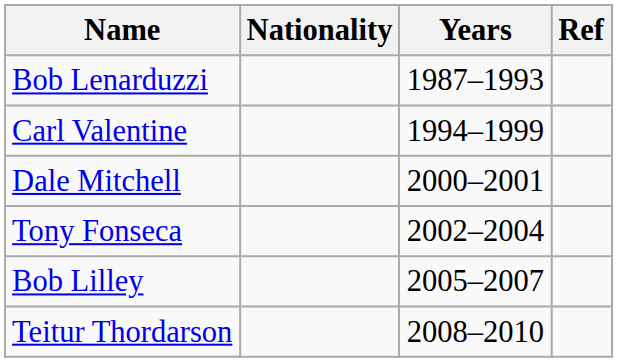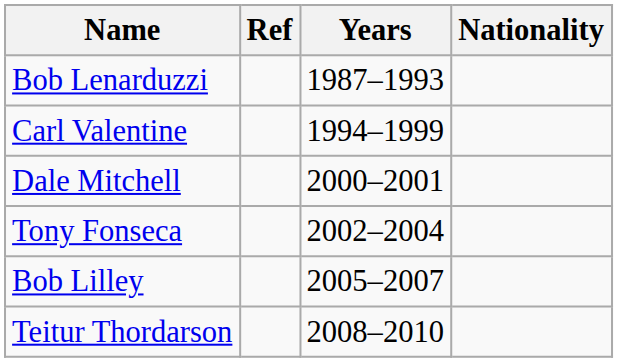columns swapped: (320, 29) <-> (581, 29)
